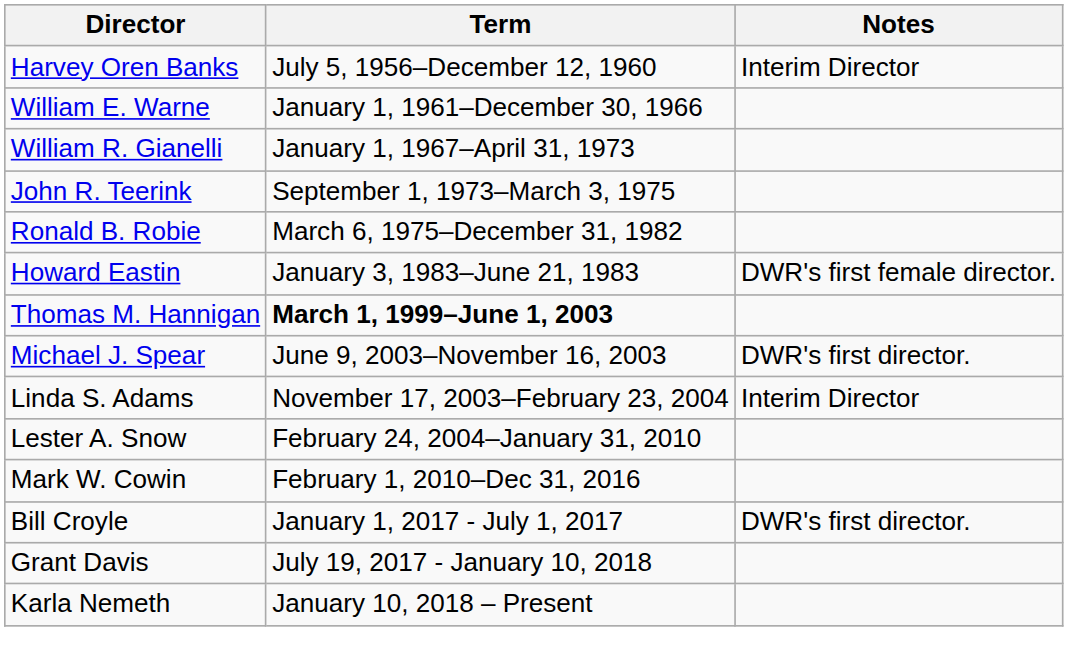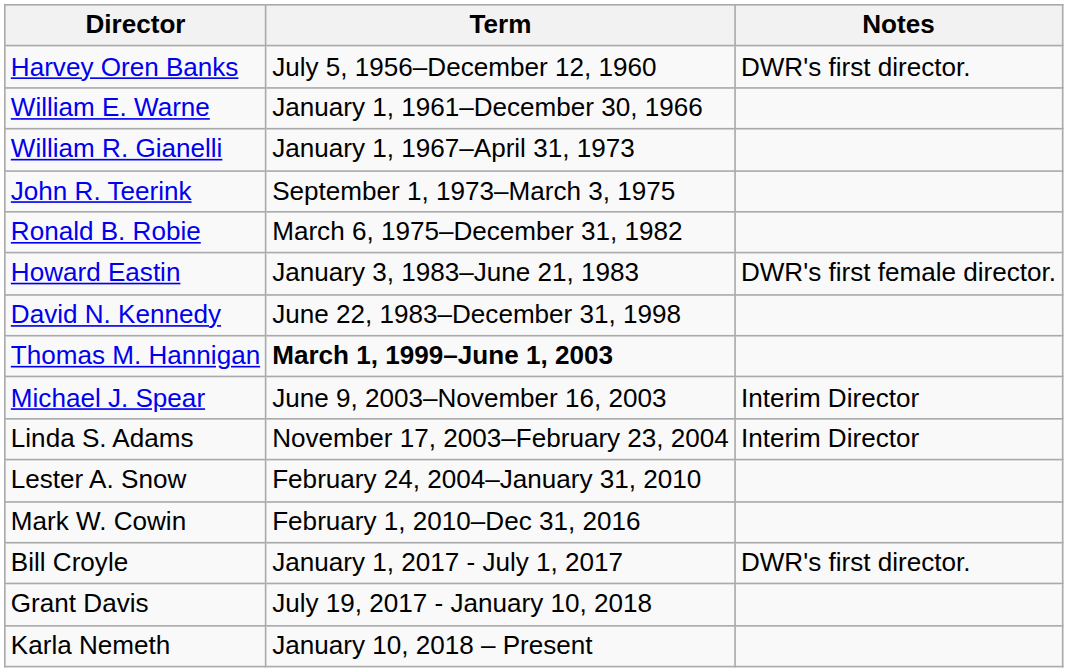(830, 66) Interim Director -> (856, 66) DWR's first director.
+ row: (116, 314)
(856, 356) DWR's first director. -> (830, 397) Interim Director
